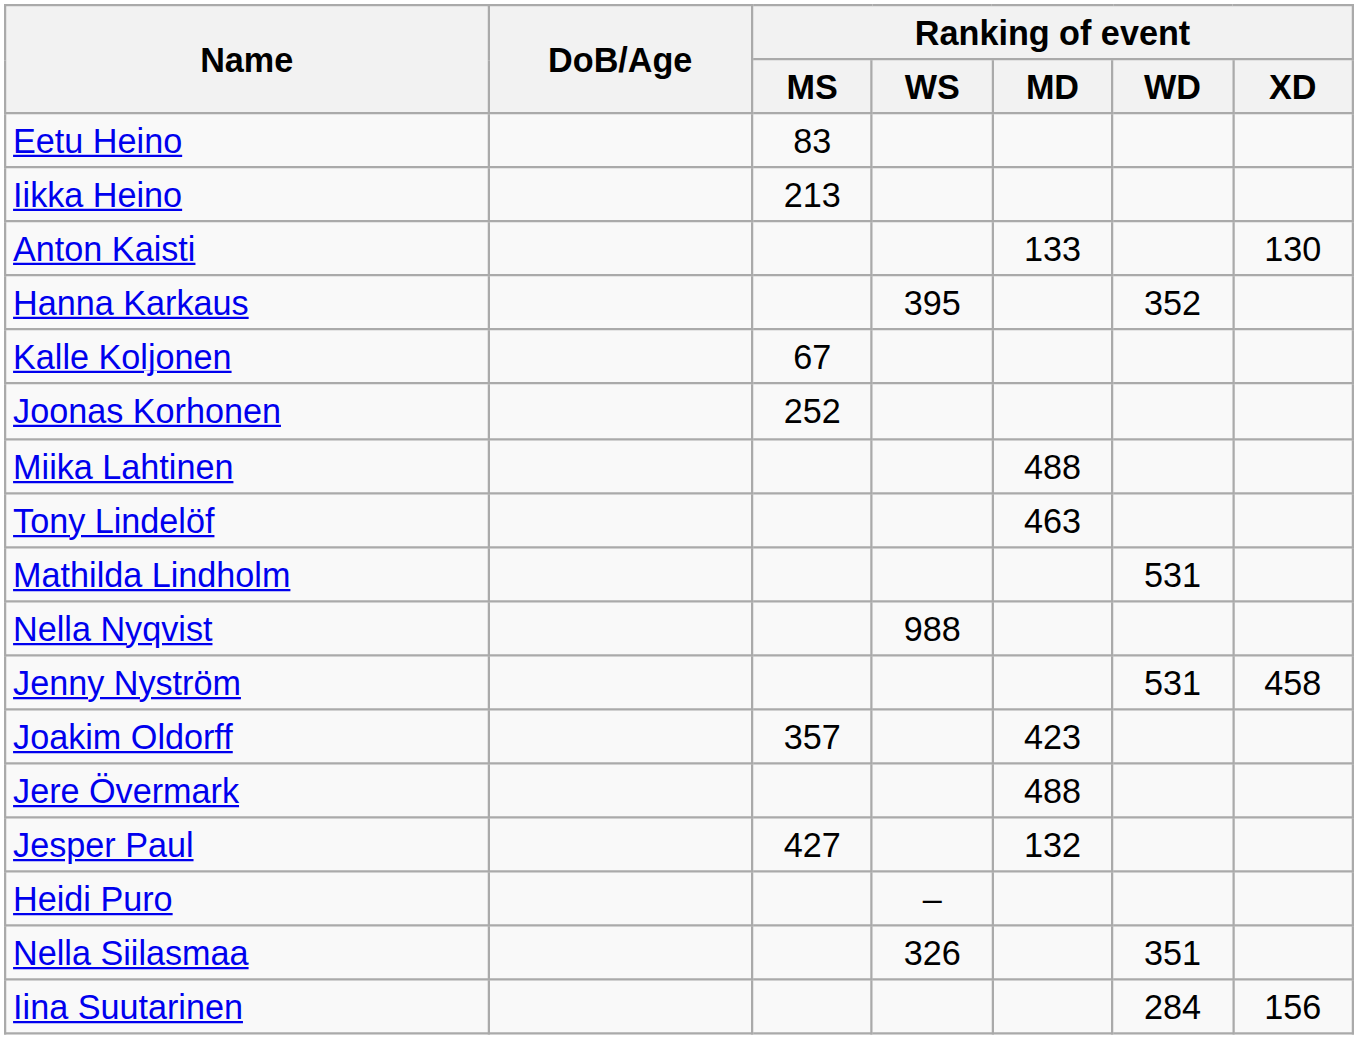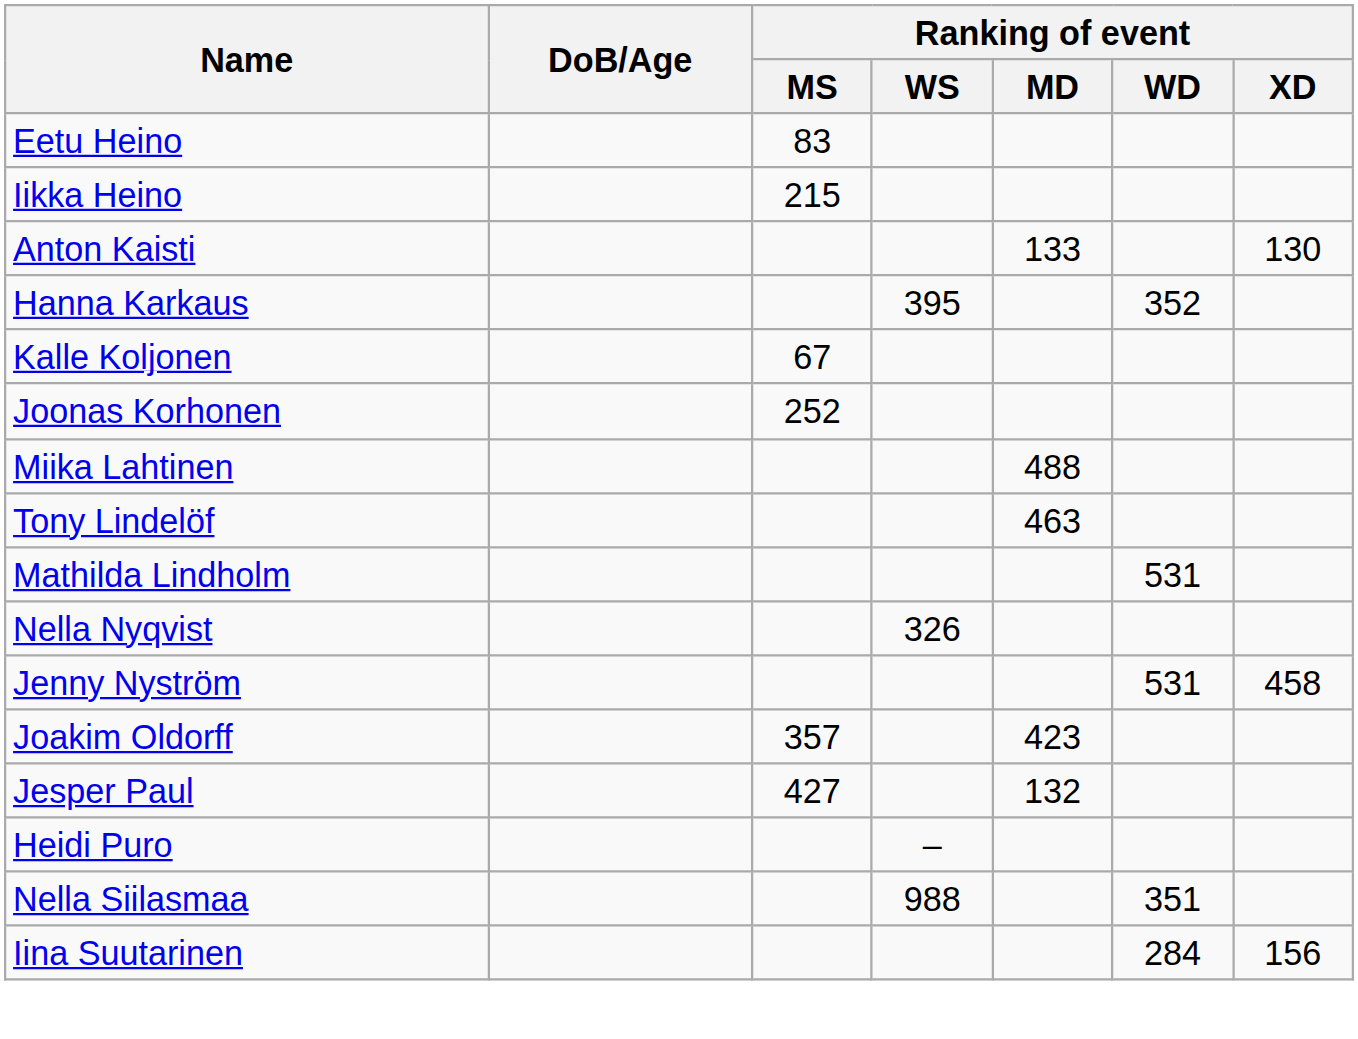(812, 195) 213 -> (812, 195) 215
(932, 628) 988 -> (932, 628) 326
- row: (126, 790)
(932, 953) 326 -> (932, 899) 988
